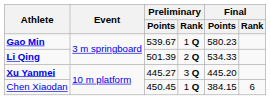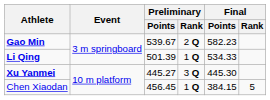(192, 42) 1 Q -> (192, 42) 2 Q
(222, 42) 580.23 -> (222, 42) 582.23
(192, 57) 2 Q -> (192, 57) 1 Q
(222, 72) 445.20 -> (222, 72) 445.30
(161, 88) 450.45 -> (161, 88) 456.45
(252, 88) 6 -> (252, 88) 5
